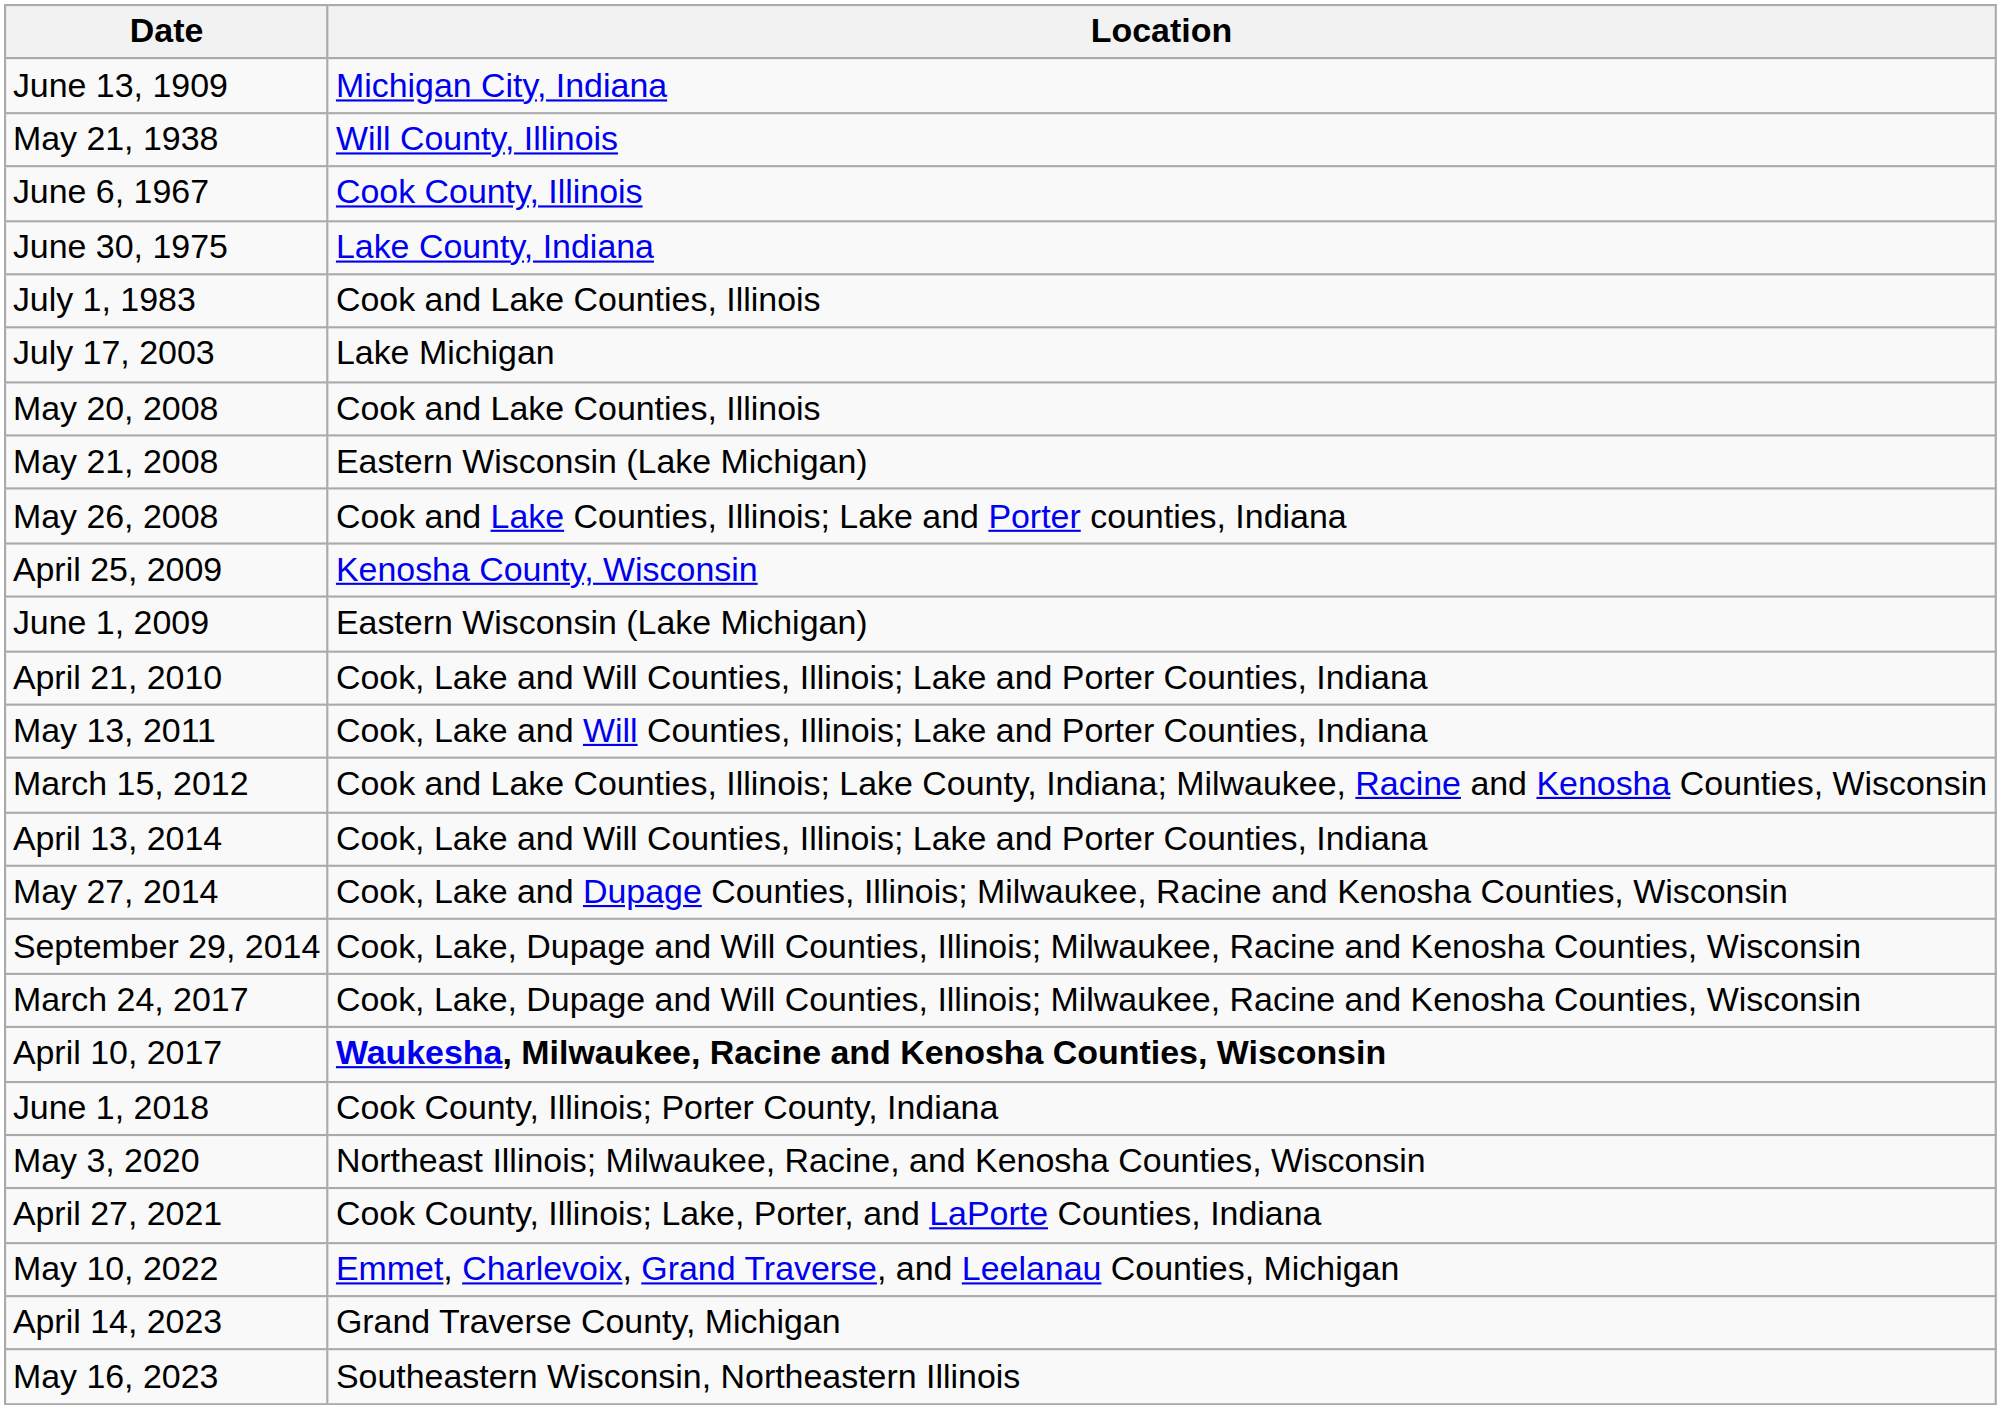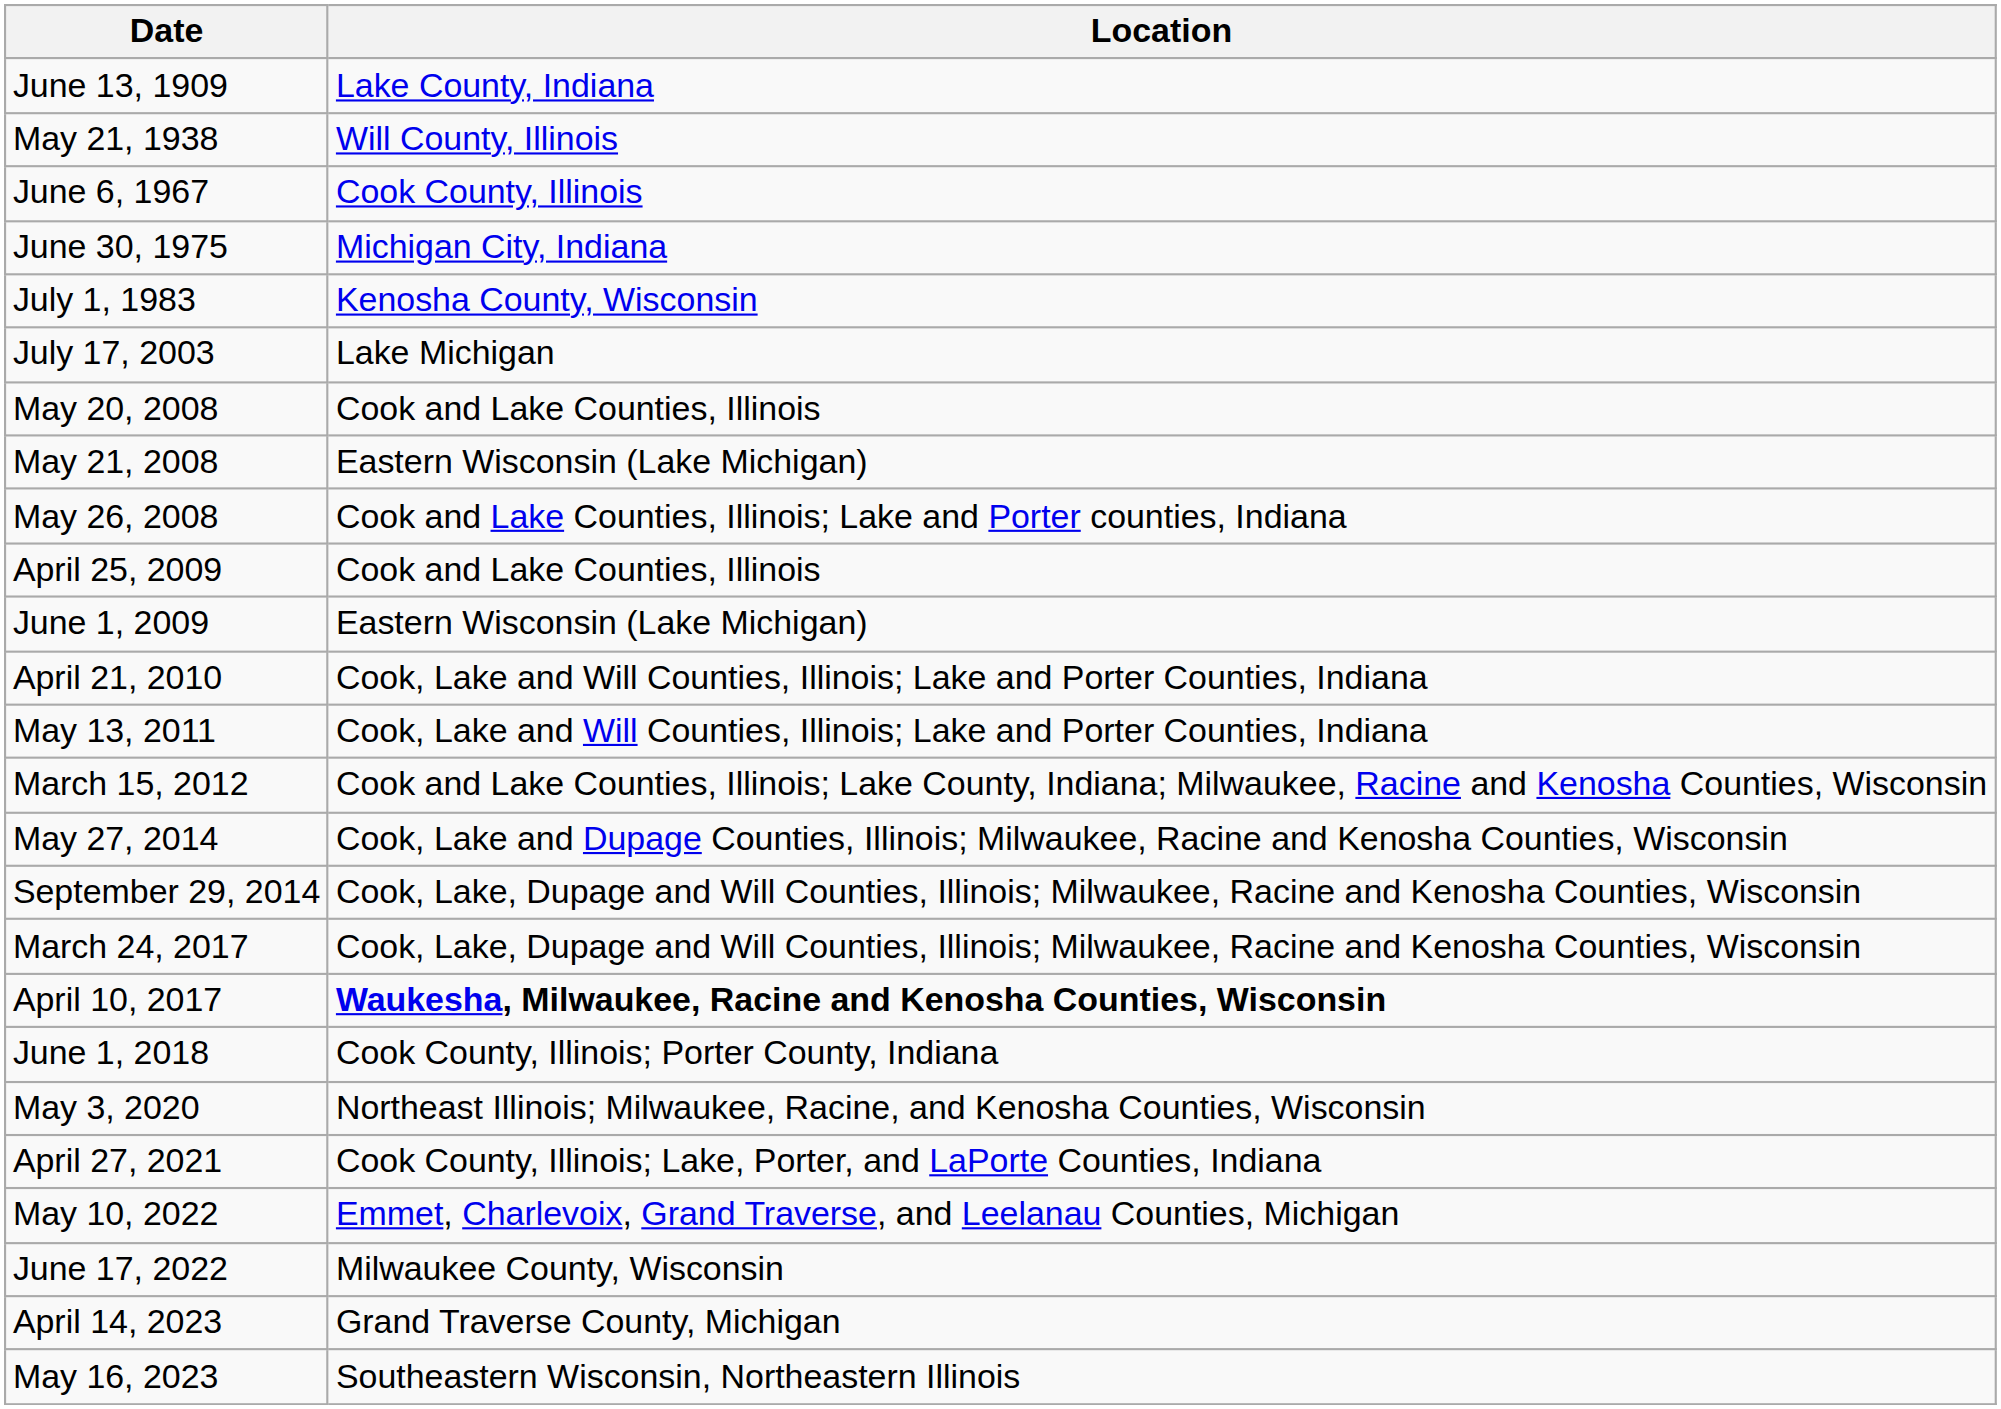(502, 85) Michigan City, Indiana -> (495, 85) Lake County, Indiana
(495, 246) Lake County, Indiana -> (502, 246) Michigan City, Indiana
(578, 300) Cook and Lake Counties, Illinois -> (547, 300) Kenosha County, Wisconsin
(547, 569) Kenosha County, Wisconsin -> (578, 569) Cook and Lake Counties, Illinois
- row: (118, 838)
+ row: (120, 1268)
